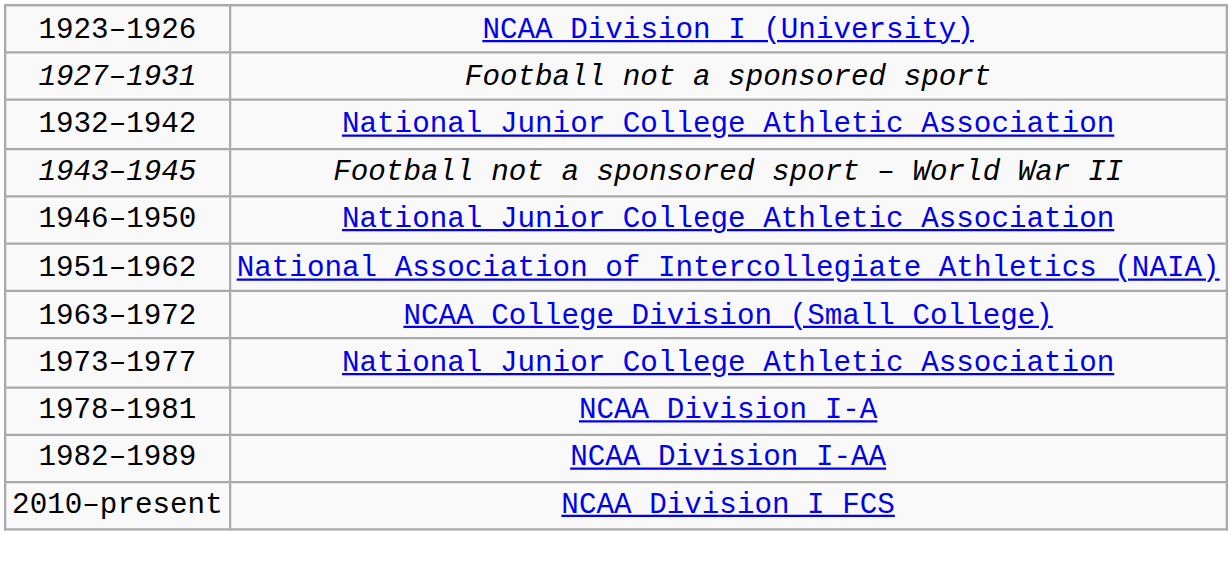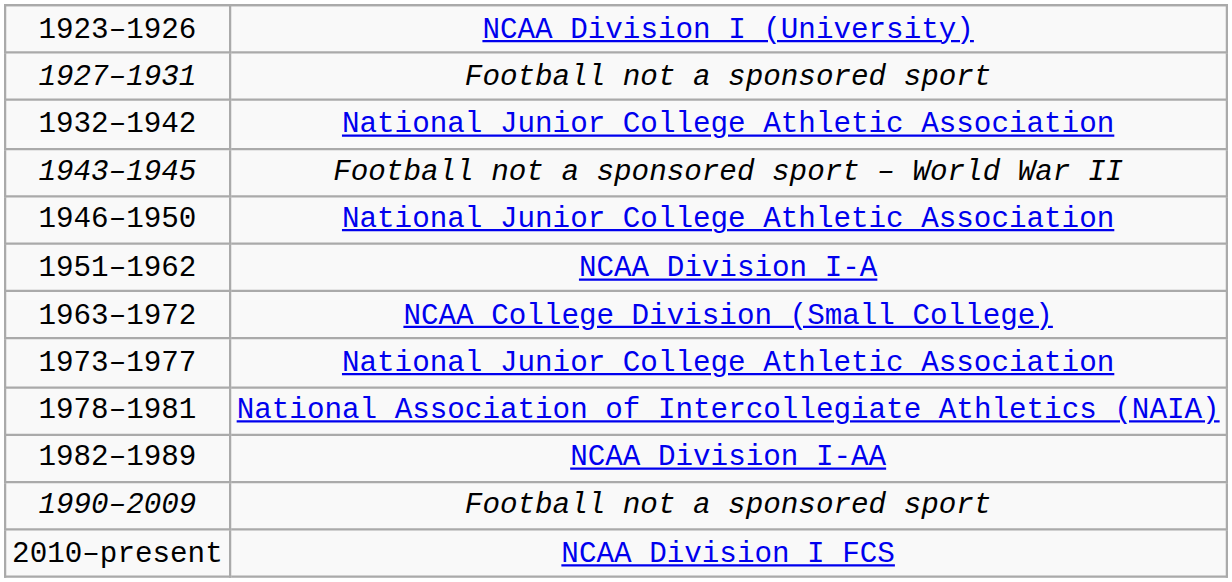(728, 267) National Association of Intercollegiate Athletics (NAIA) -> (728, 267) NCAA Division I-A
(728, 410) NCAA Division I-A -> (728, 410) National Association of Intercollegiate Athletics (NAIA)
+ row: (117, 506)
